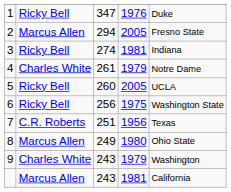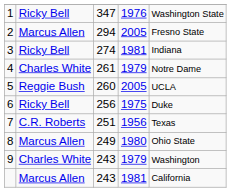(162, 13) Duke -> (188, 13) Washington State
(44, 86) Ricky Bell -> (52, 86) Reggie Bush
(188, 105) Washington State -> (162, 105) Duke
